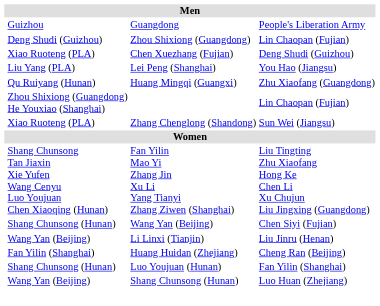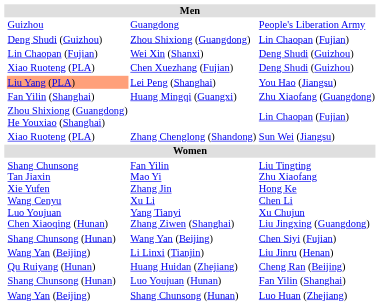+ row: (167, 53)
(41, 68) no background -> (41, 82) lightsalmon background
(51, 82) Qu Ruiyang (Hunan) -> (51, 96) Fan Yilin (Shanghai)
(51, 252) Fan Yilin (Shanghai) -> (51, 267) Qu Ruiyang (Hunan)
